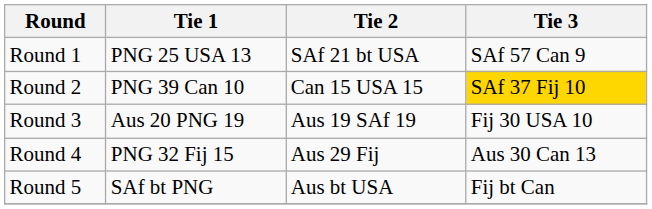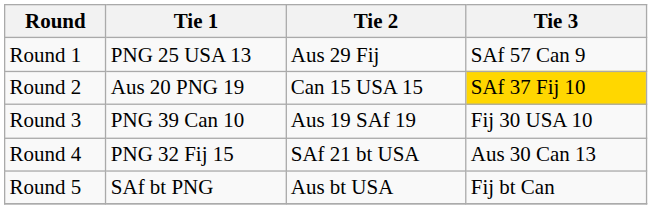(355, 54) SAf 21 bt USA -> (335, 54) Aus 29 Fij
(178, 87) PNG 39 Can 10 -> (178, 87) Aus 20 PNG 19
(178, 120) Aus 20 PNG 19 -> (178, 120) PNG 39 Can 10
(335, 154) Aus 29 Fij -> (355, 154) SAf 21 bt USA
